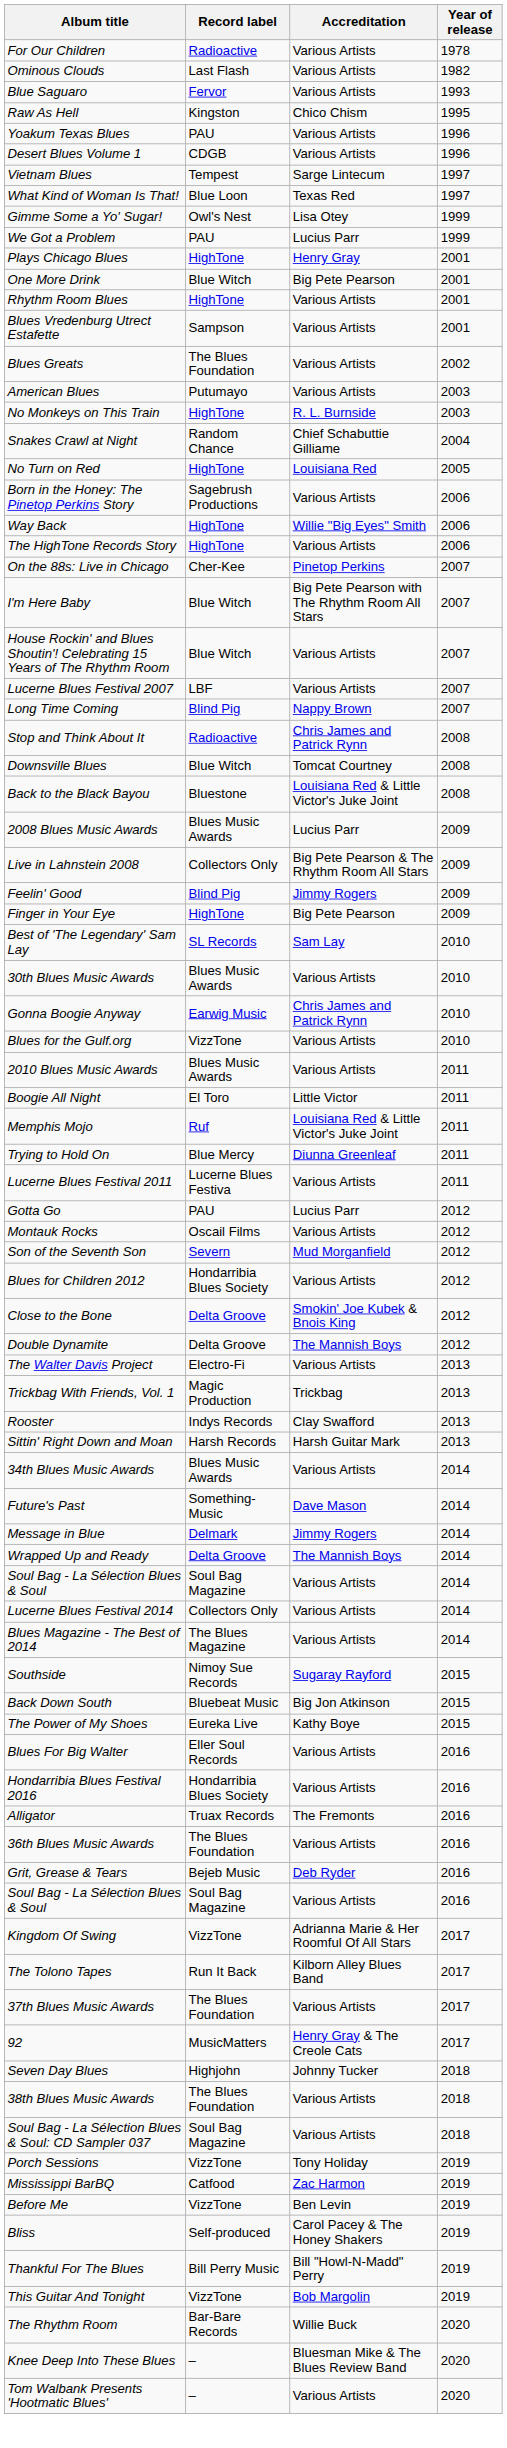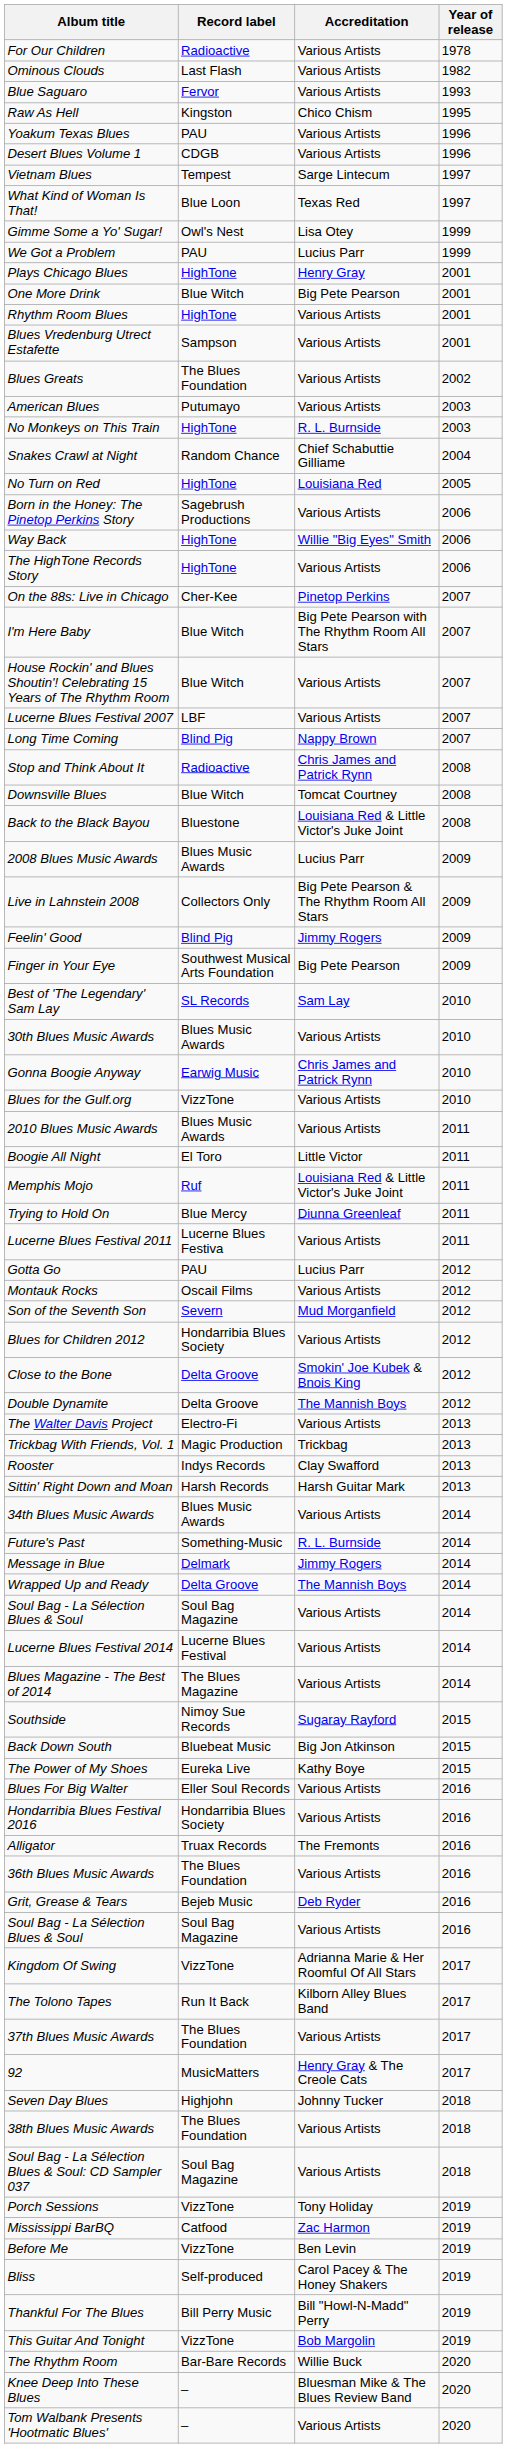(216, 914) HighTone -> (236, 965) Southwest Musical Arts Foundation
(330, 1506) Dave Mason -> (339, 1543) R. L. Burnside
(233, 1611) Collectors Only -> (223, 1648) Lucerne Blues Festival
